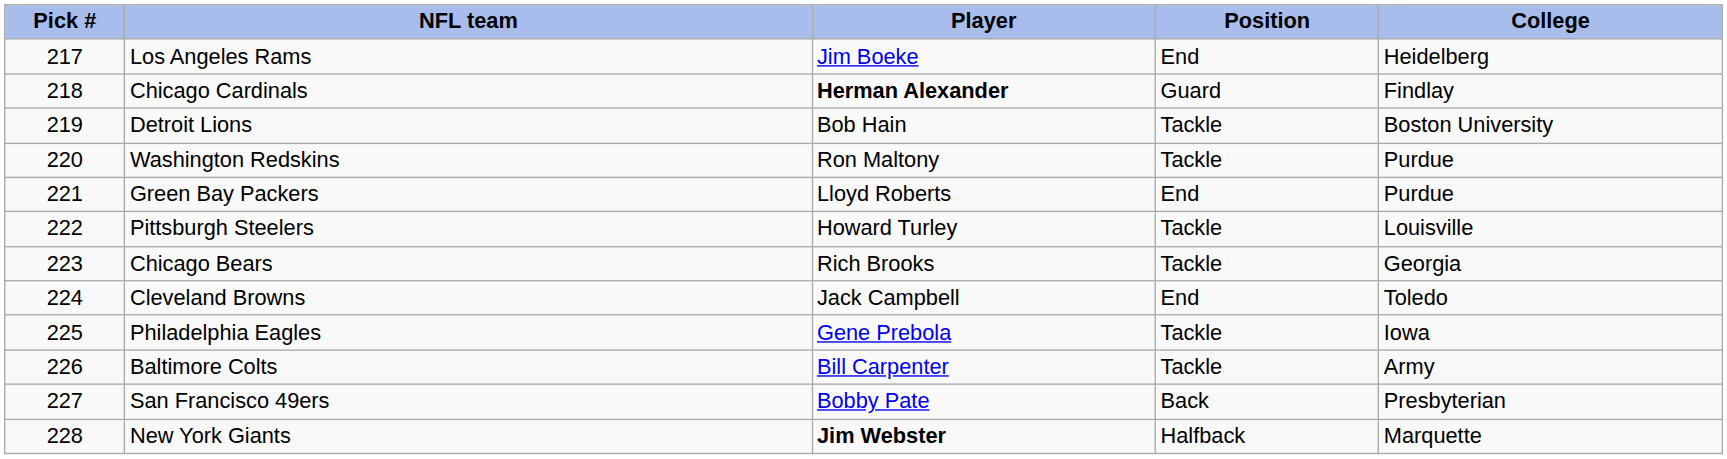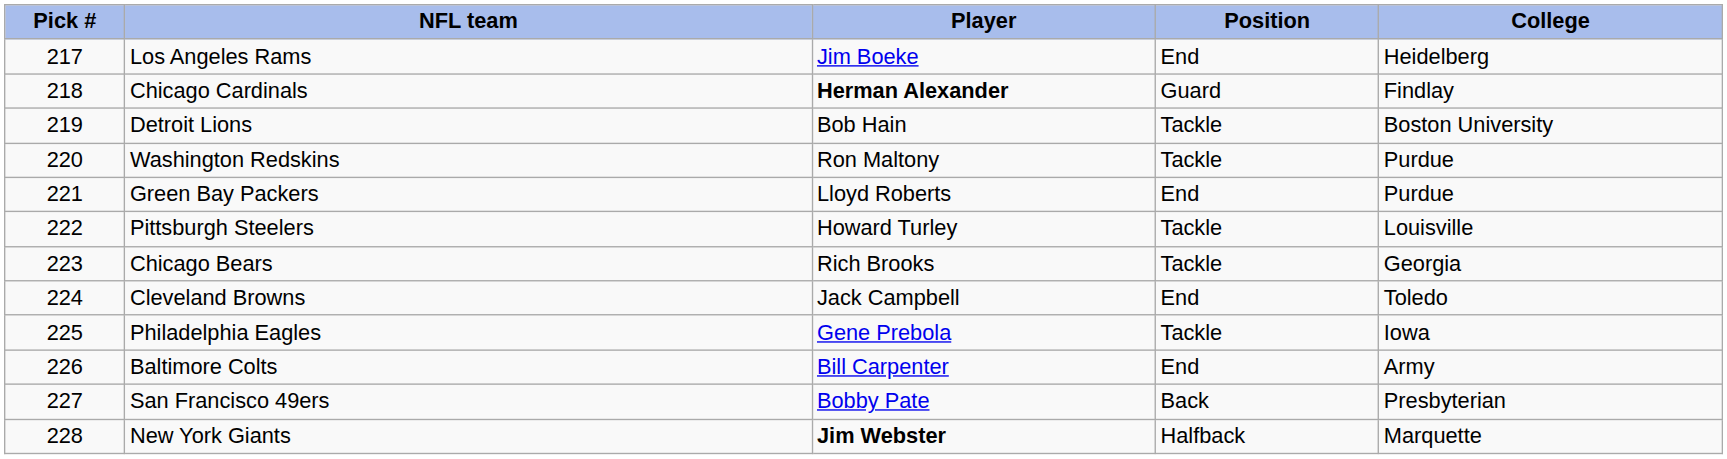(1191, 366) Tackle -> (1180, 366) End
